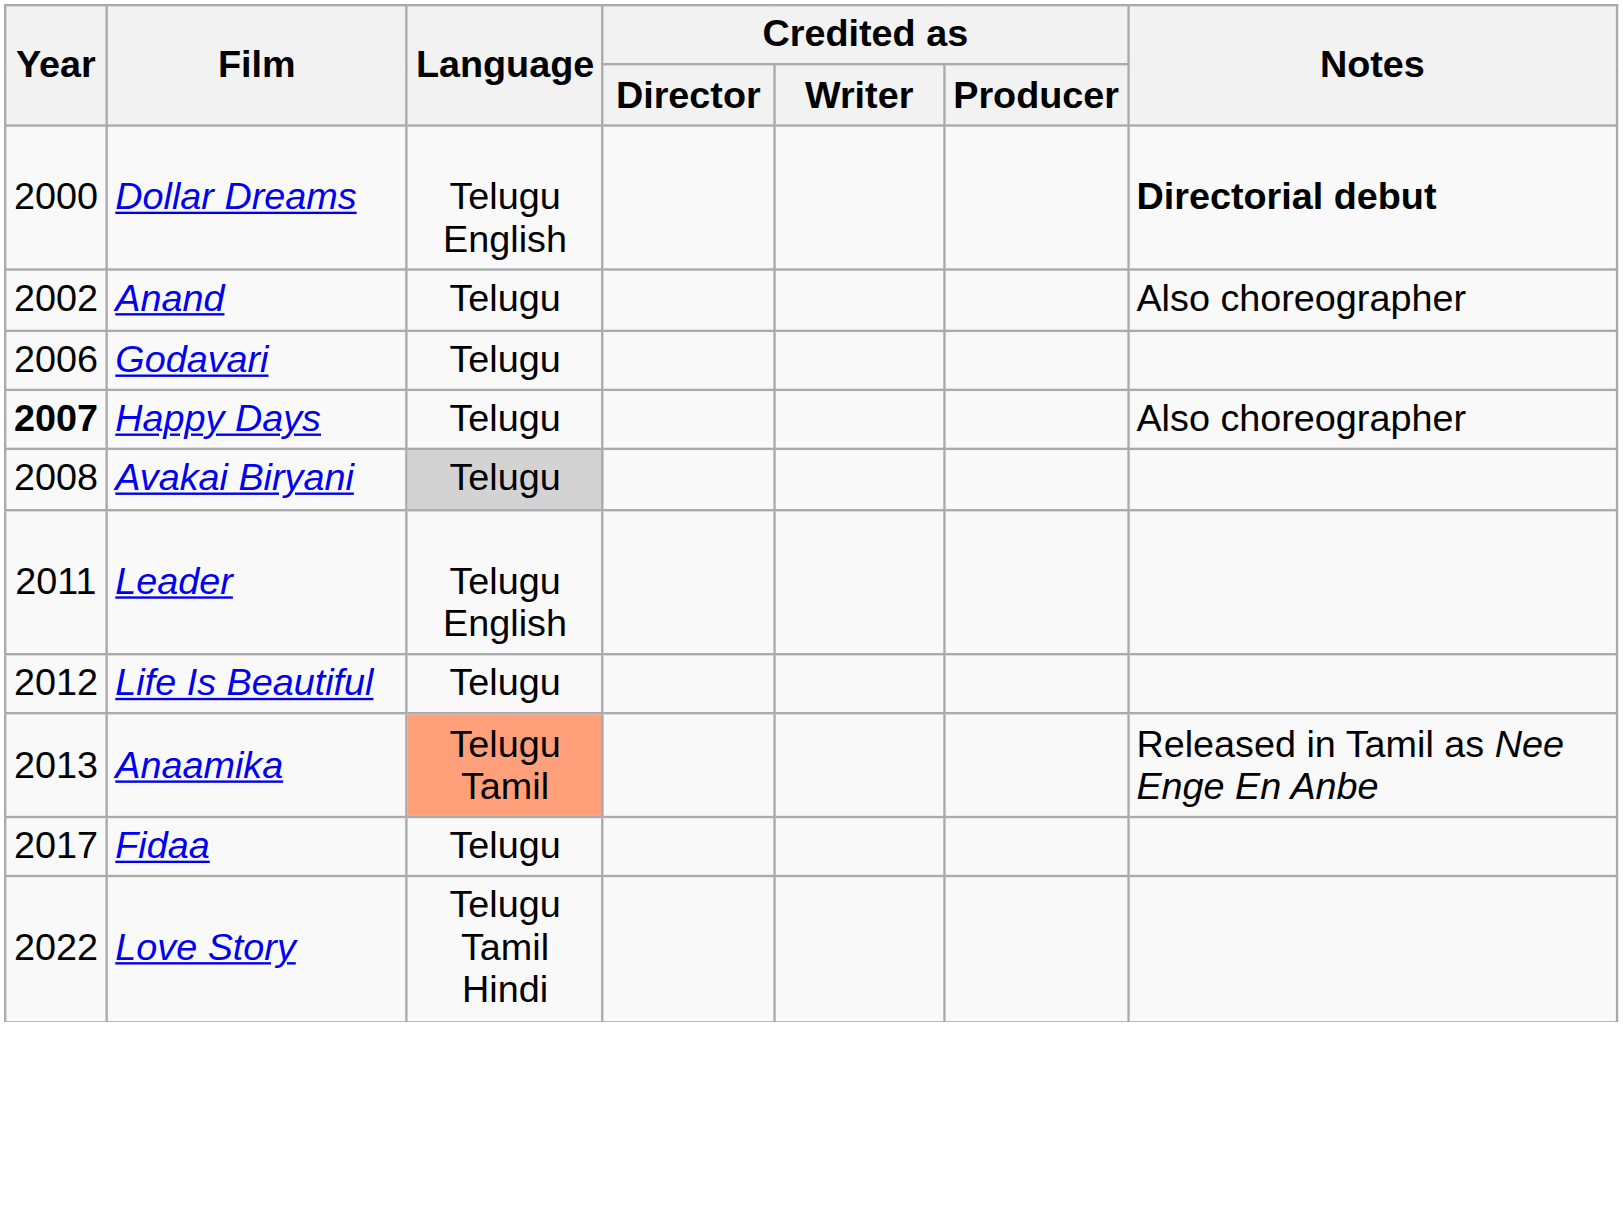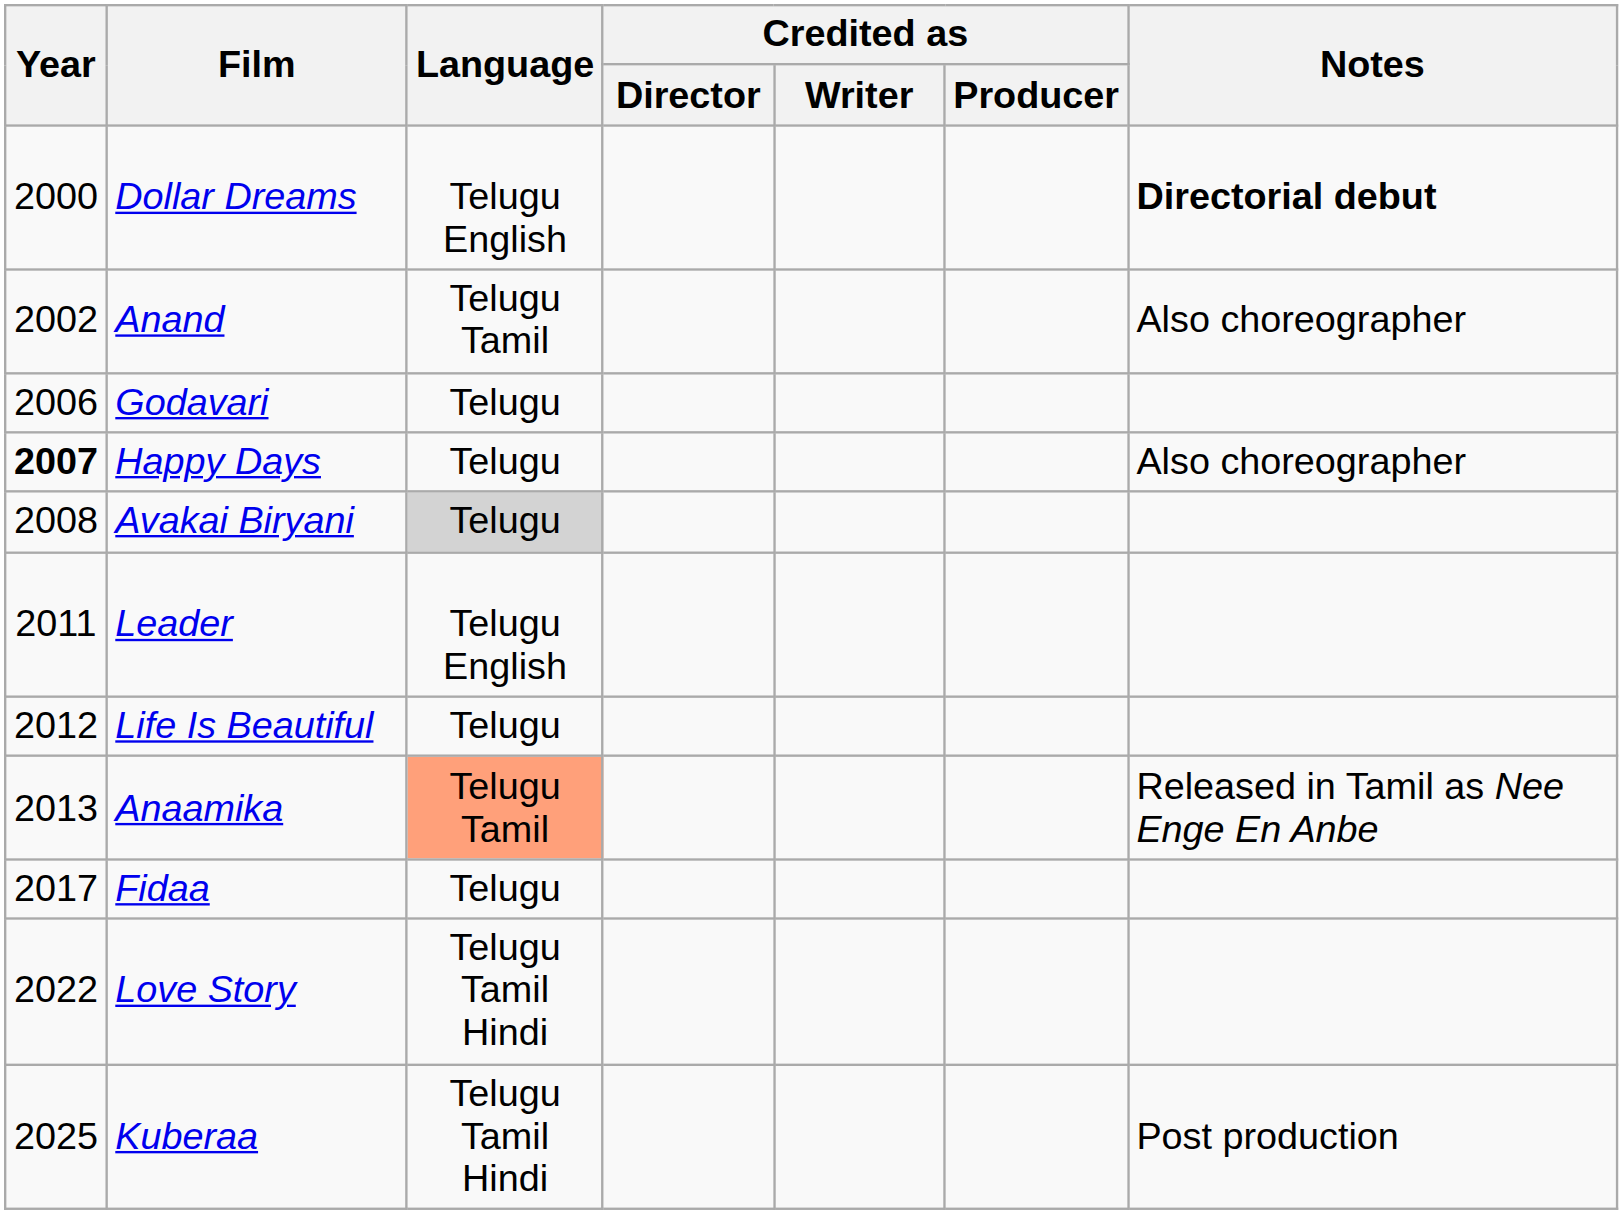(505, 299) Telugu -> (505, 320) Telugu Tamil
+ row: (187, 1135)
